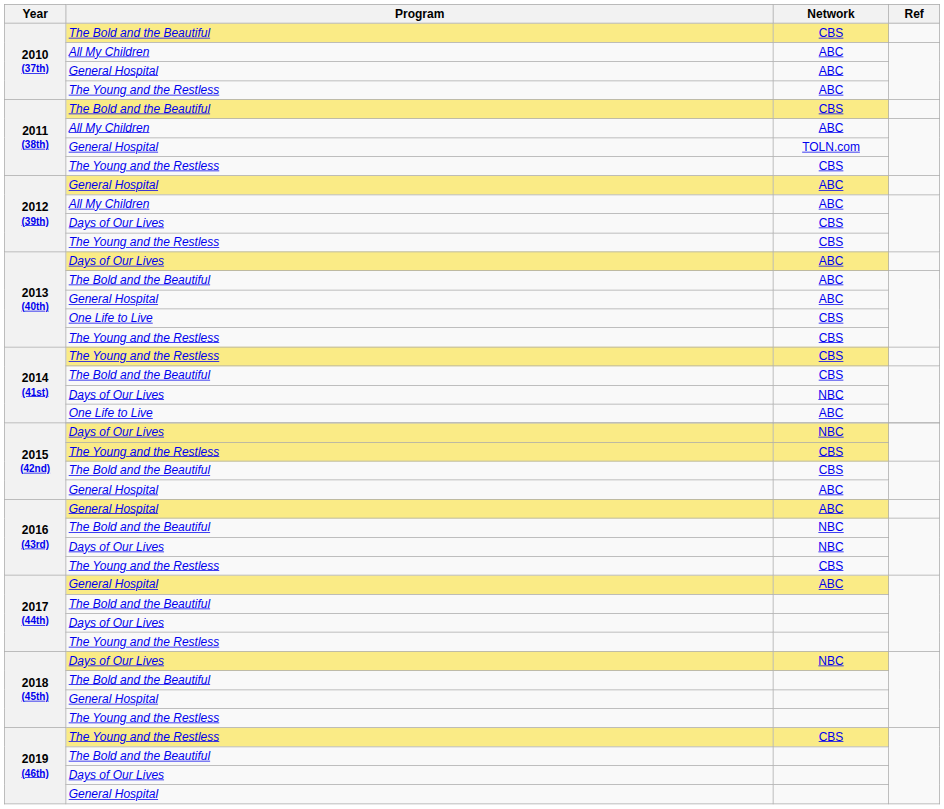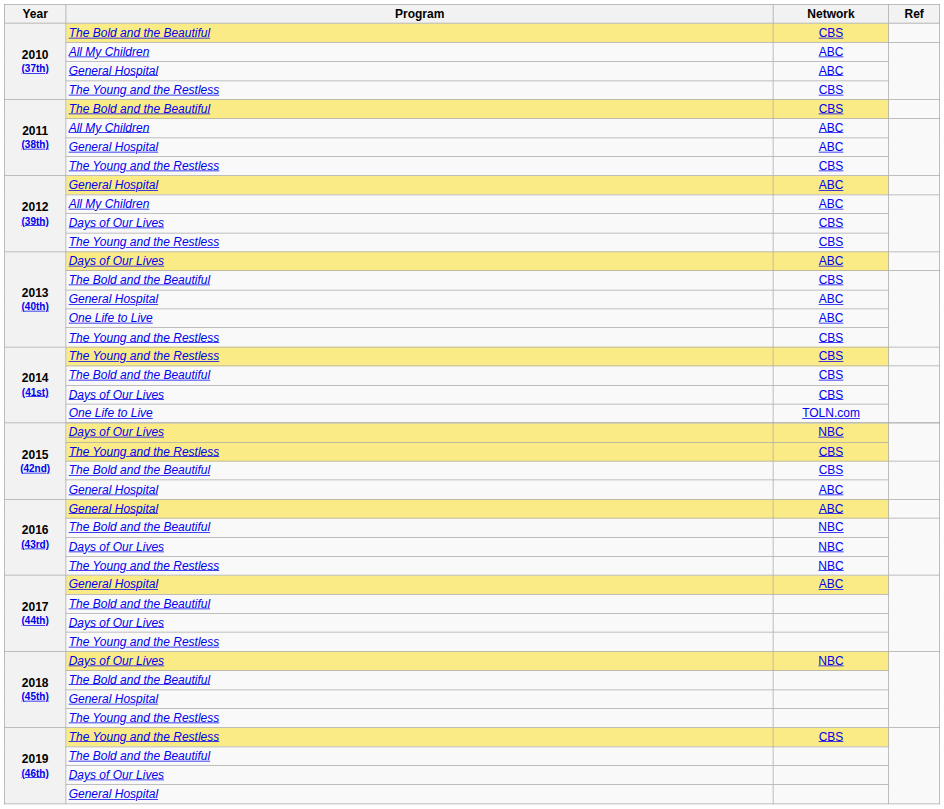(831, 90) ABC -> (831, 90) CBS
(831, 147) TOLN.com -> (831, 147) ABC
(831, 280) ABC -> (831, 280) CBS
(831, 318) CBS -> (831, 318) ABC
(831, 394) NBC -> (831, 394) CBS
(831, 413) ABC -> (831, 413) TOLN.com
(831, 565) CBS -> (831, 565) NBC
